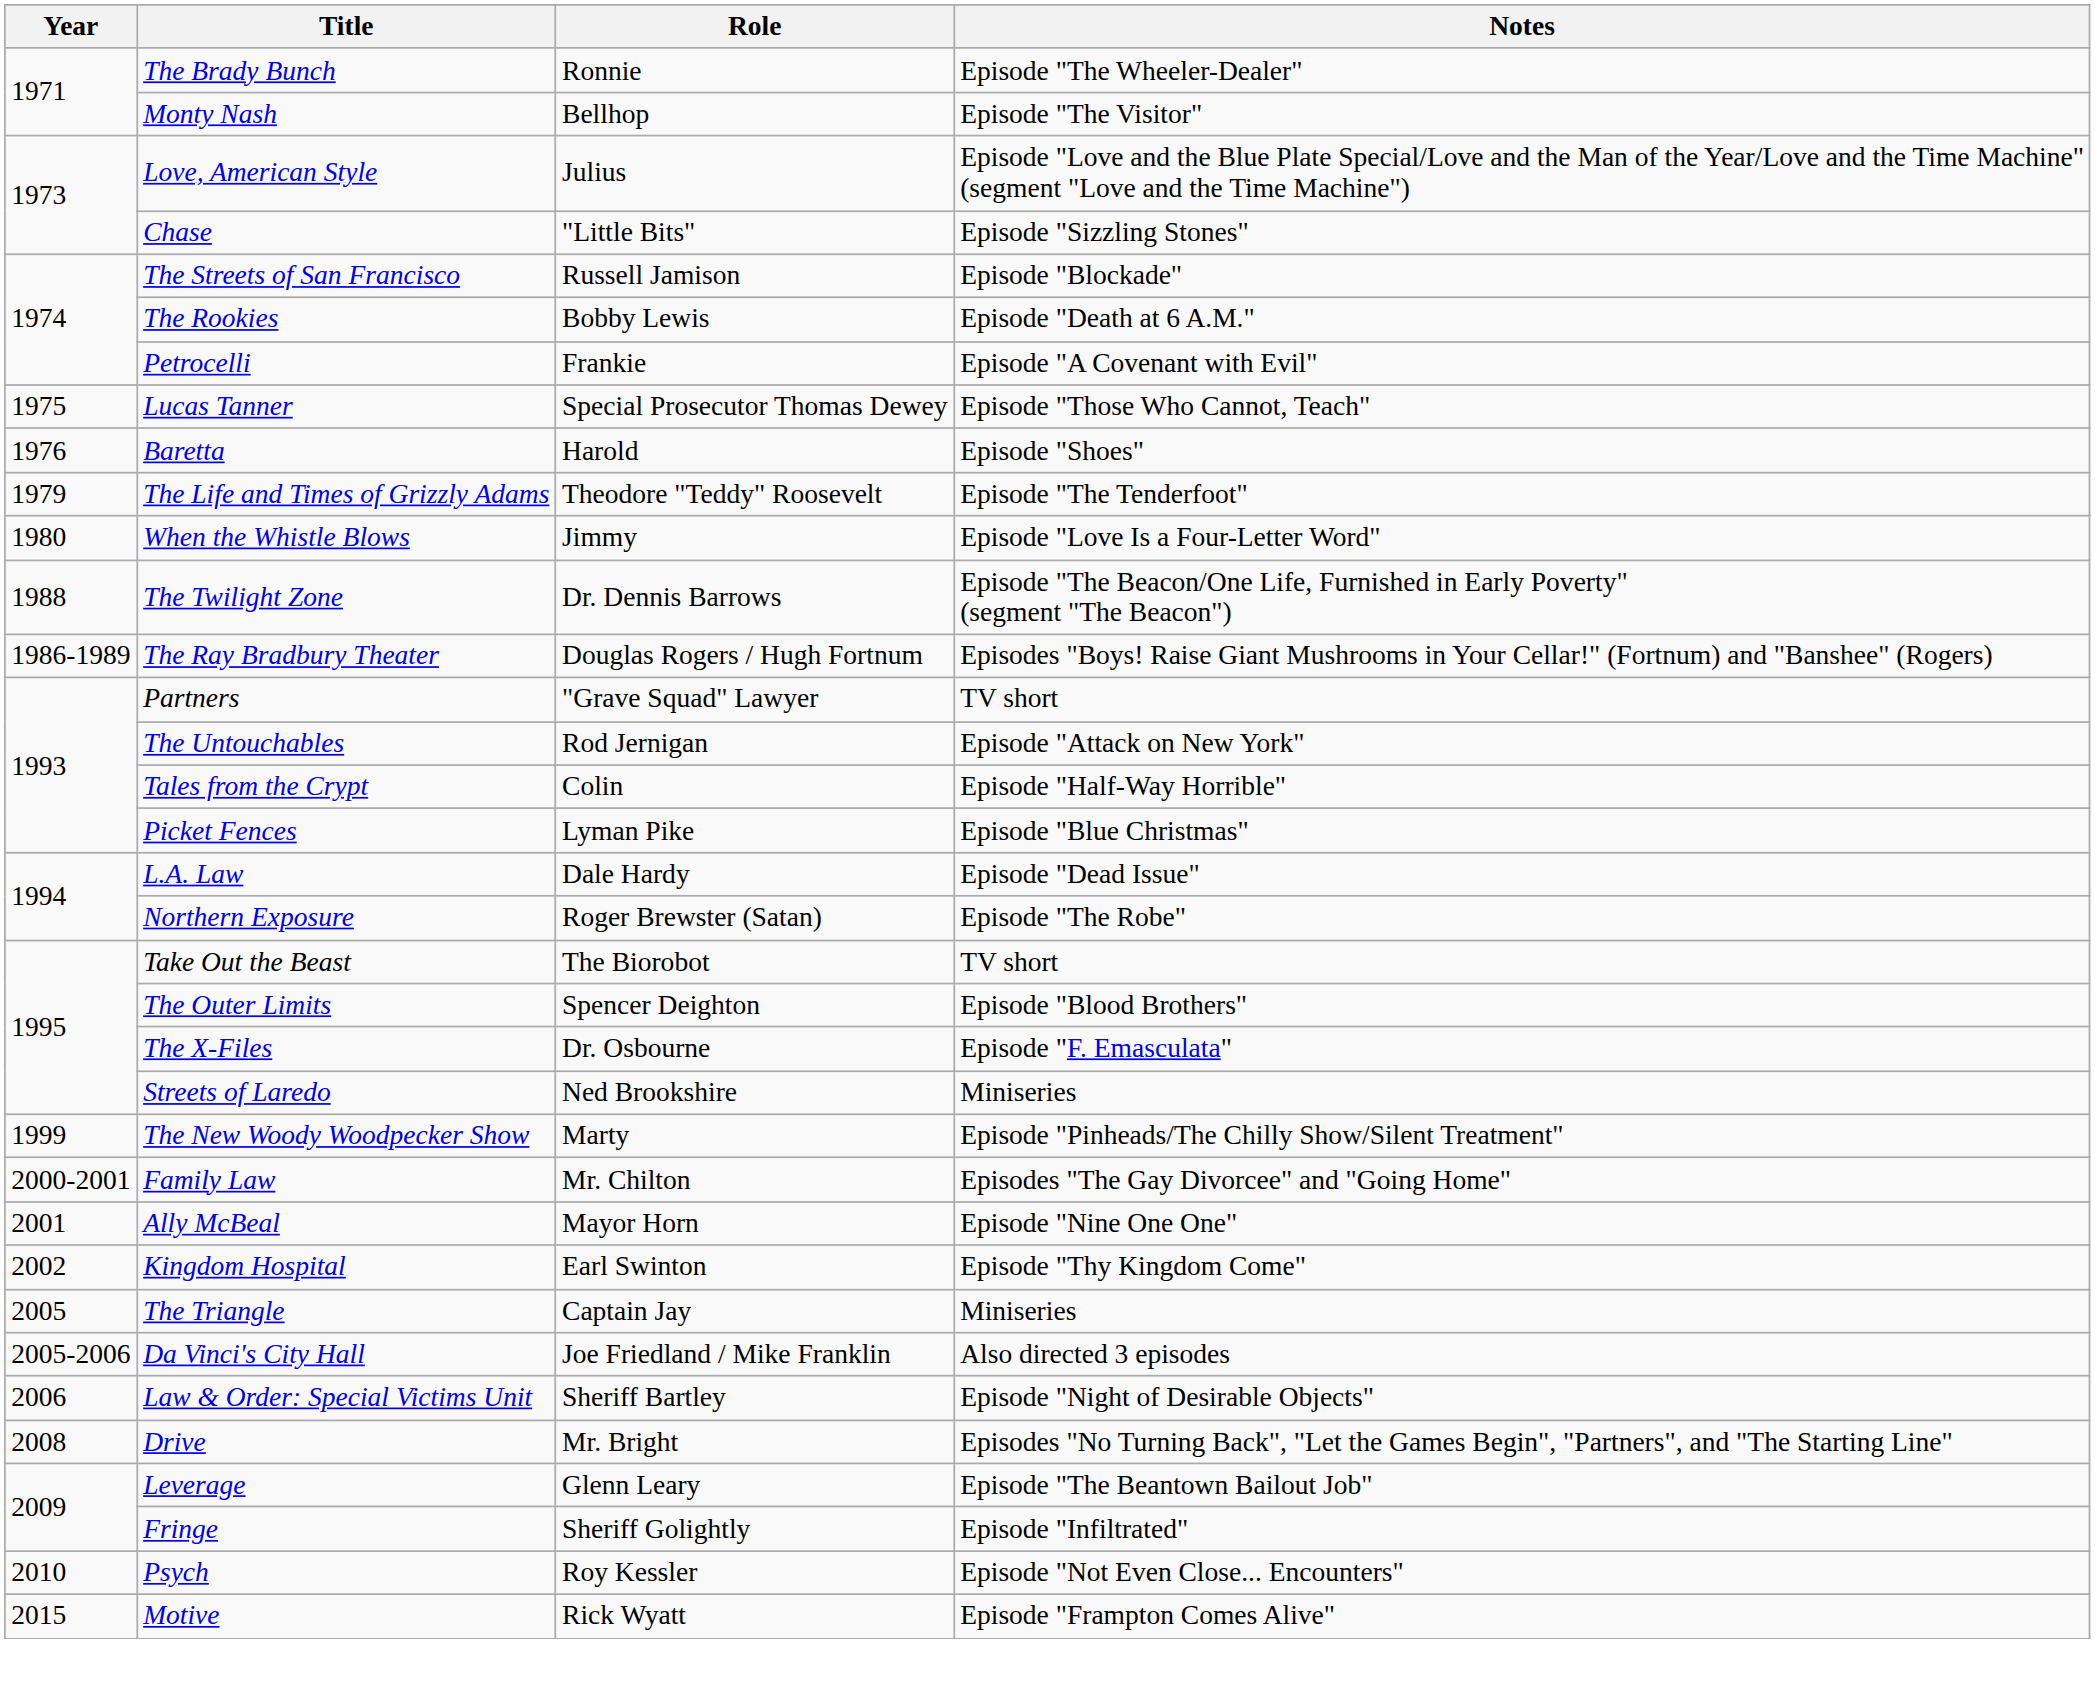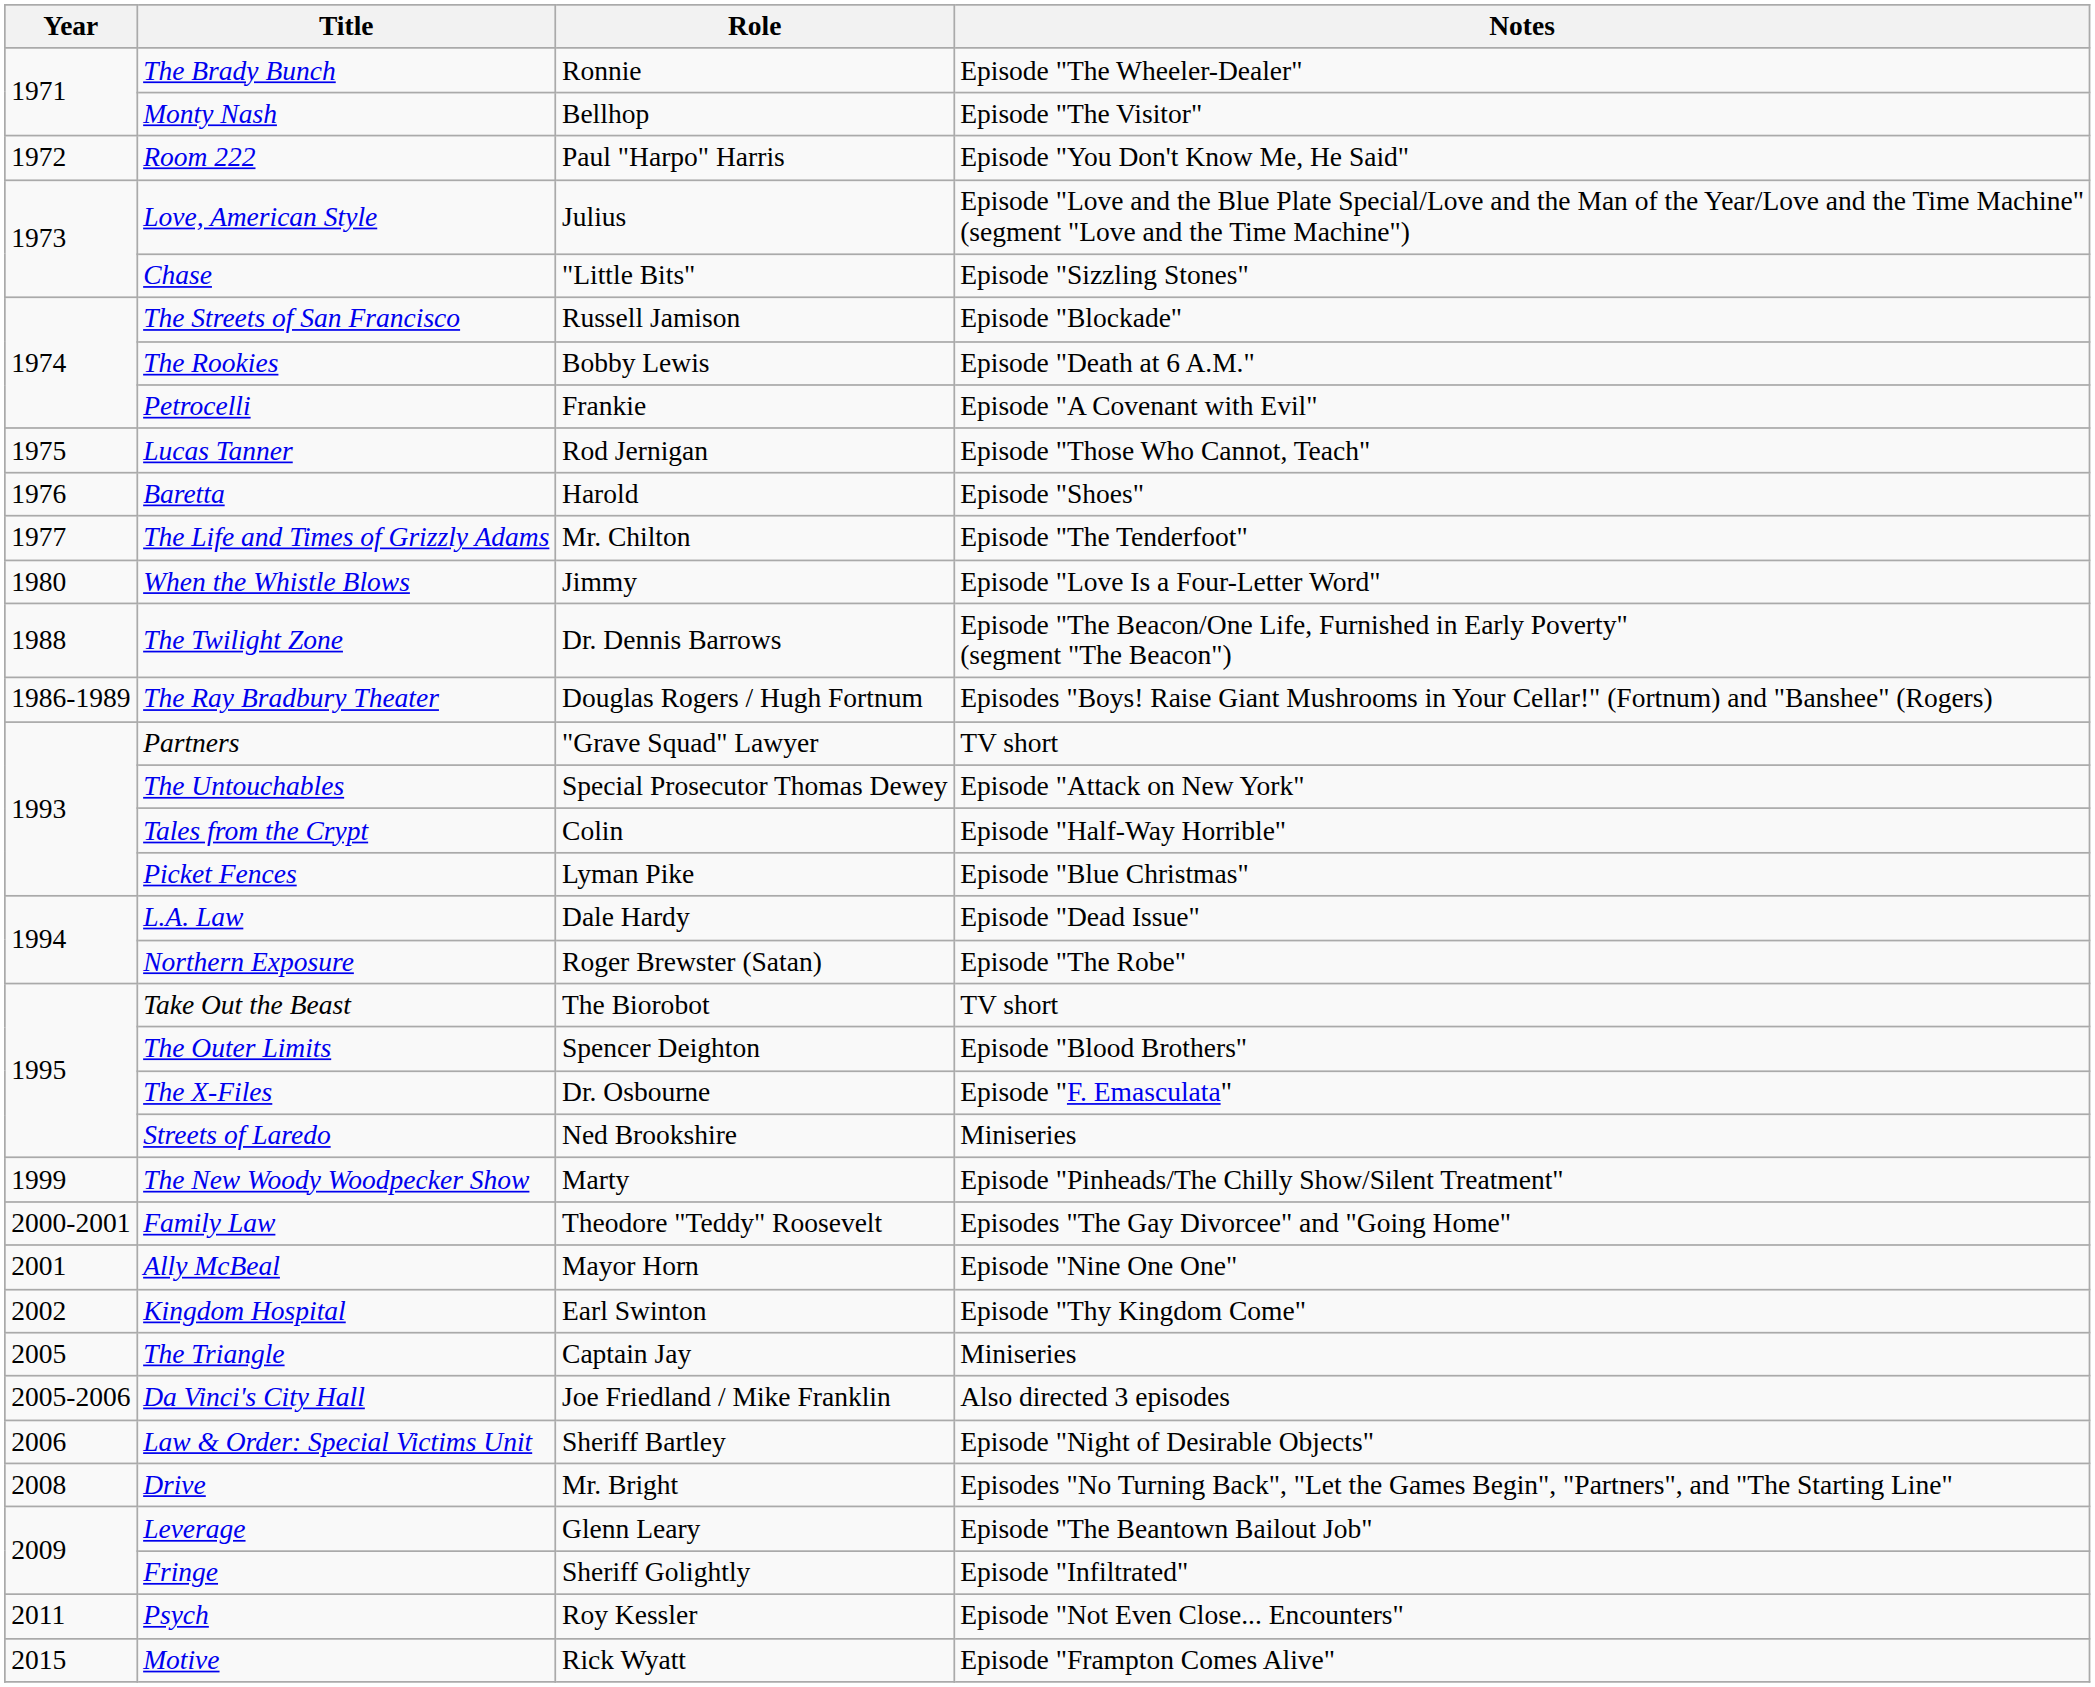+ row: (199, 157)
(755, 406) Special Prosecutor Thomas Dewey -> (635, 450) Rod Jernigan
(39, 493) 1979 -> (39, 537) 1977
(722, 493) Theodore "Teddy" Roosevelt -> (626, 537) Mr. Chilton
(635, 742) Rod Jernigan -> (755, 786) Special Prosecutor Thomas Dewey
(626, 1179) Mr. Chilton -> (722, 1223) Theodore "Teddy" Roosevelt
(39, 1572) 2010 -> (38, 1615) 2011
